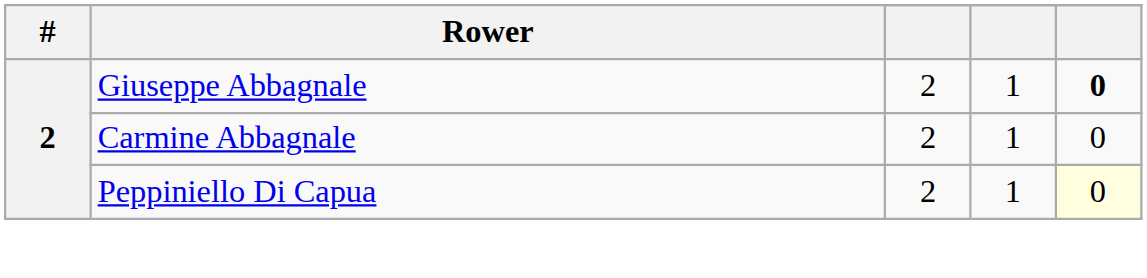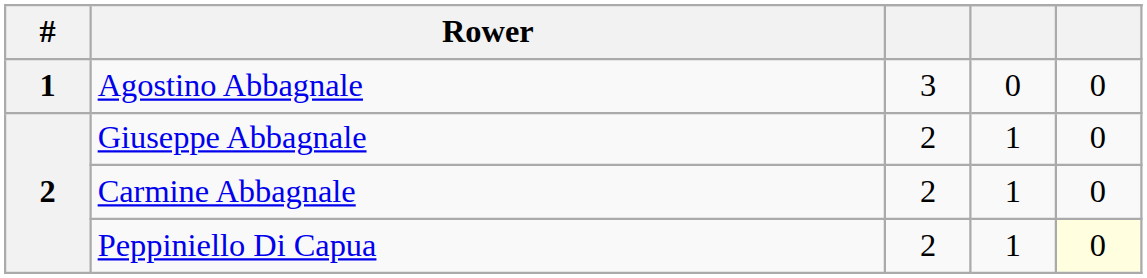+ row: (230, 85)
(1098, 85) bold -> (1098, 138) normal
